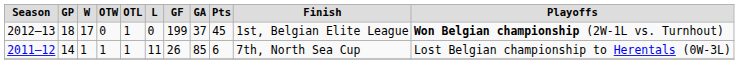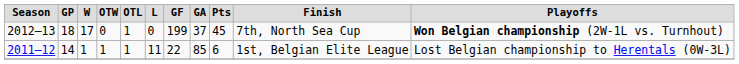(322, 31) 1st, Belgian Elite League -> (298, 31) 7th, North Sea Cup
(174, 50) 26 -> (174, 50) 22
(298, 50) 7th, North Sea Cup -> (322, 50) 1st, Belgian Elite League
